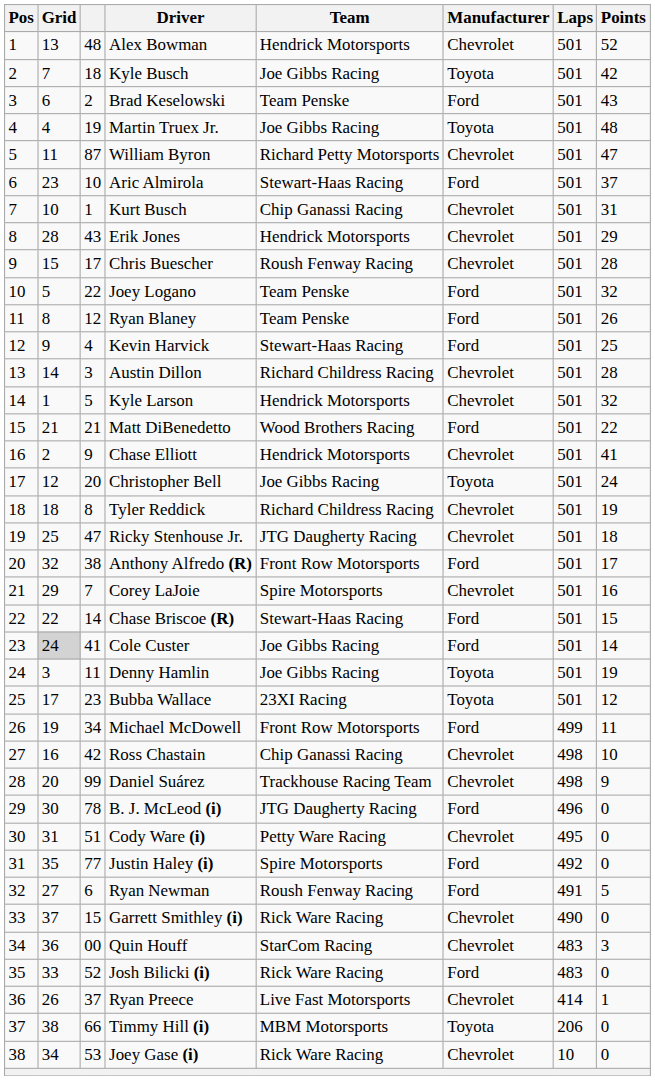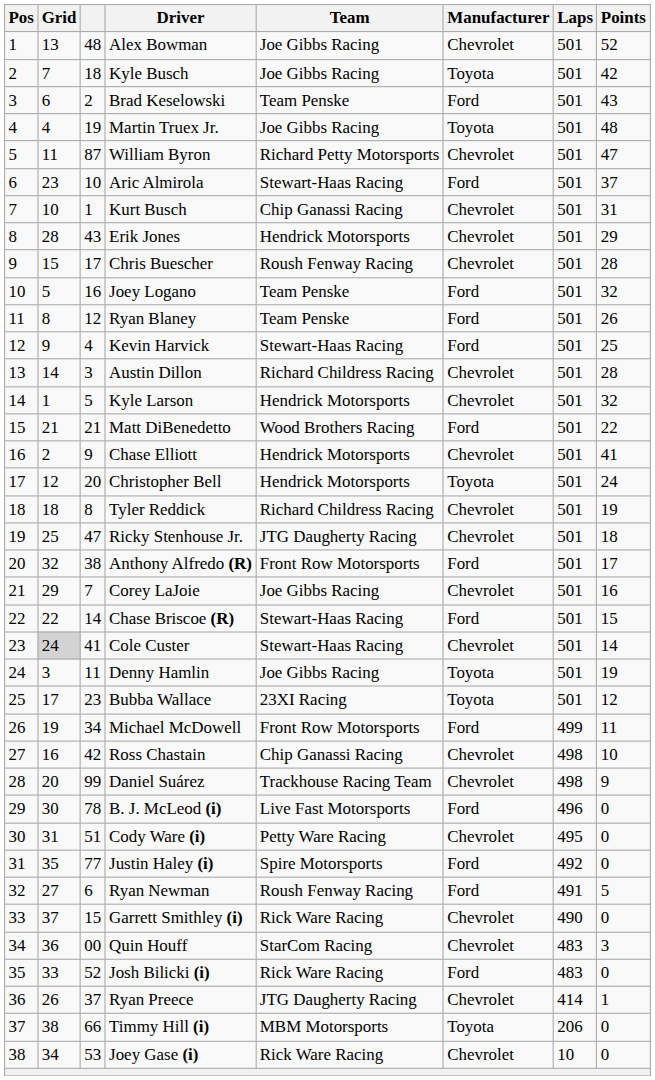(335, 45) Hendrick Motorsports -> (320, 45) Joe Gibbs Racing
(93, 290) 22 -> (93, 290) 16
(320, 481) Joe Gibbs Racing -> (335, 481) Hendrick Motorsports
(321, 590) Spire Motorsports -> (320, 590) Joe Gibbs Racing
(320, 645) Joe Gibbs Racing -> (331, 645) Stewart-Haas Racing
(463, 645) Ford -> (481, 645) Chevrolet
(338, 808) JTG Daugherty Racing -> (335, 808) Live Fast Motorsports
(335, 999) Live Fast Motorsports -> (338, 999) JTG Daugherty Racing
